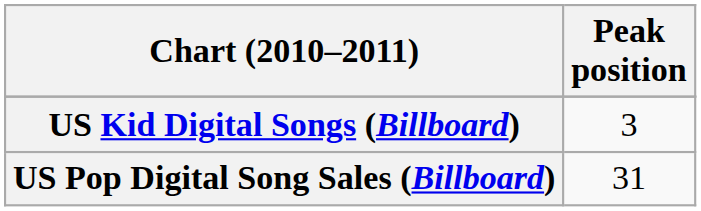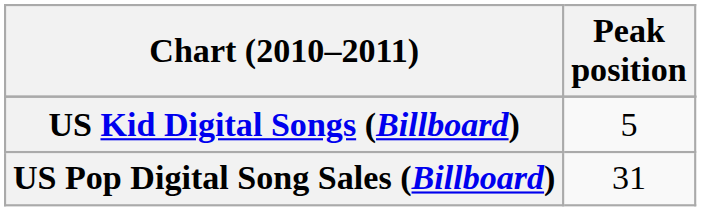(629, 123) 3 -> (629, 123) 5
